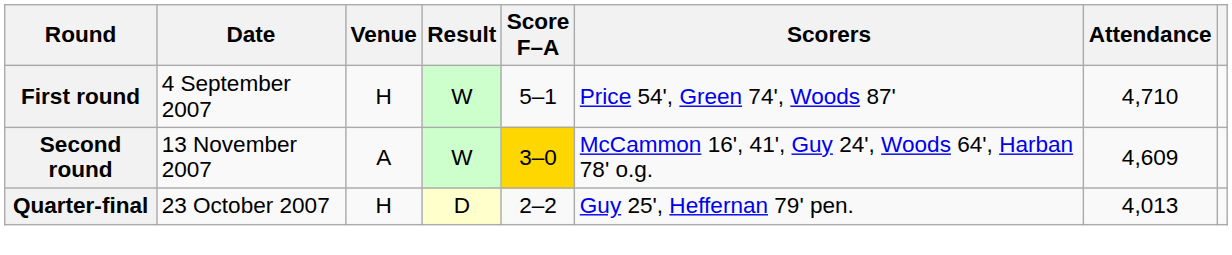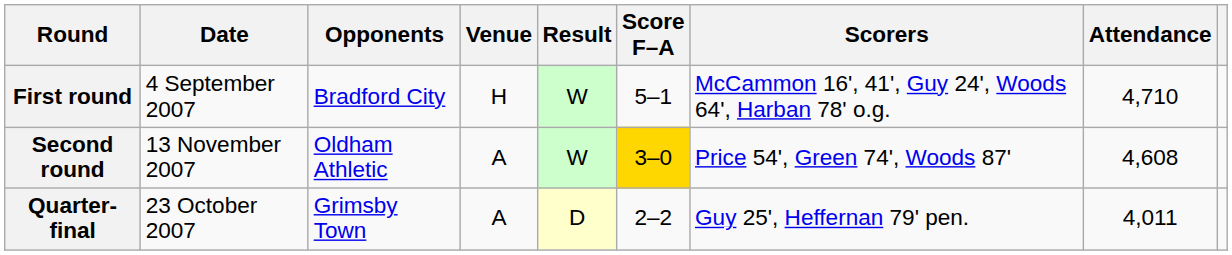+ column: (384, 35)
(738, 96) Price 54', Green 74', Woods 87' -> (881, 96) McCammon 16', 41', Guy 24', Woods 64', Harban 78' o.g.
(826, 157) McCammon 16', 41', Guy 24', Woods 64', Harban 78' o.g. -> (853, 157) Price 54', Green 74', Woods 87'
(1150, 157) 4,609 -> (1150, 157) 4,608
(384, 205) H -> (499, 218) A
(1150, 205) 4,013 -> (1150, 218) 4,011
